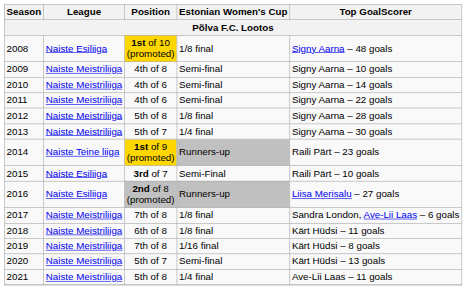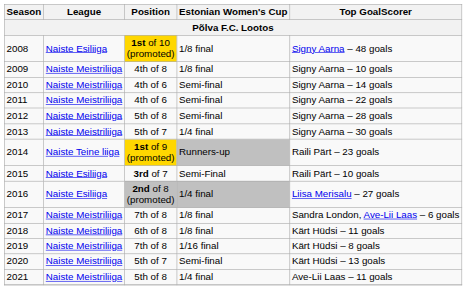(201, 69) Semi-final -> (196, 69) 1/8 final
(196, 116) 1/8 final -> (201, 116) Semi-final
(204, 194) Runners-up -> (196, 194) 1/4 final
